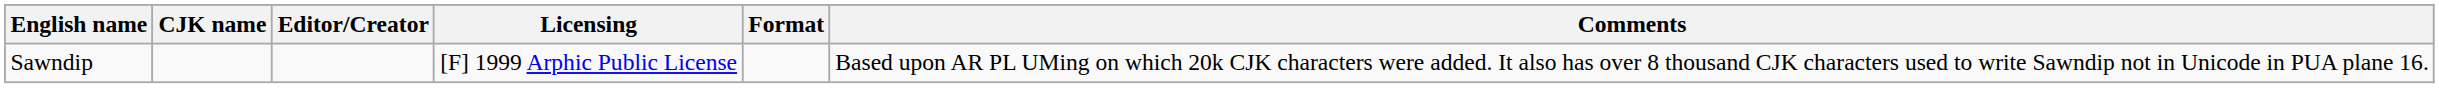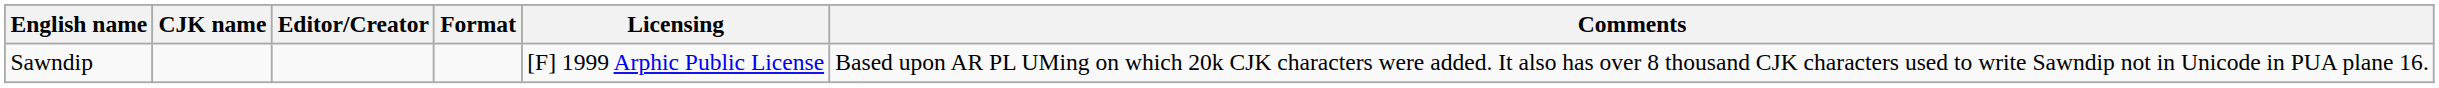columns swapped: (589, 23) <-> (786, 23)
